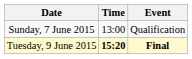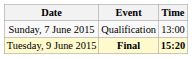columns swapped: (113, 12) <-> (158, 12)
